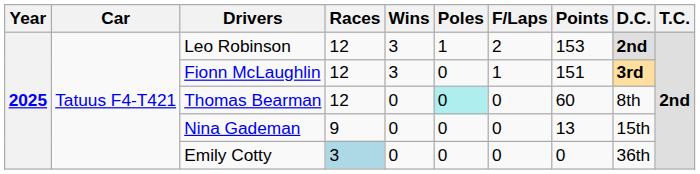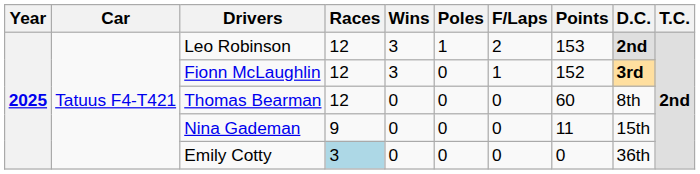(570, 73) 151 -> (570, 73) 152
(443, 101) paleturquoise background -> (443, 101) no background
(565, 128) 13 -> (565, 128) 11
